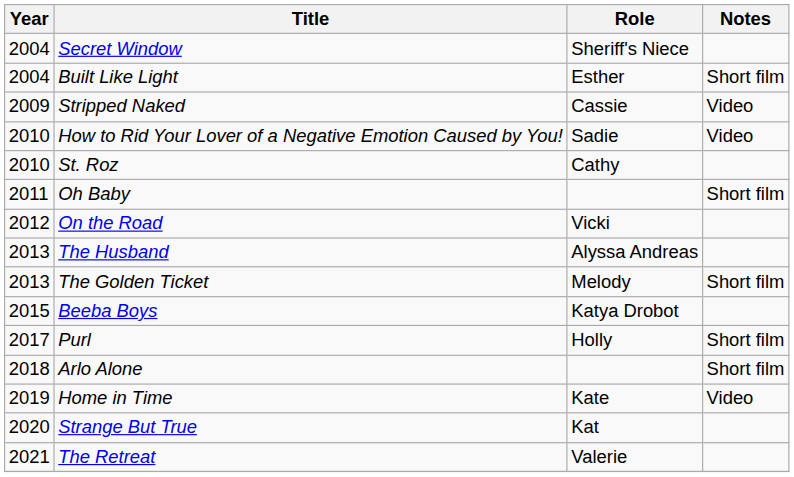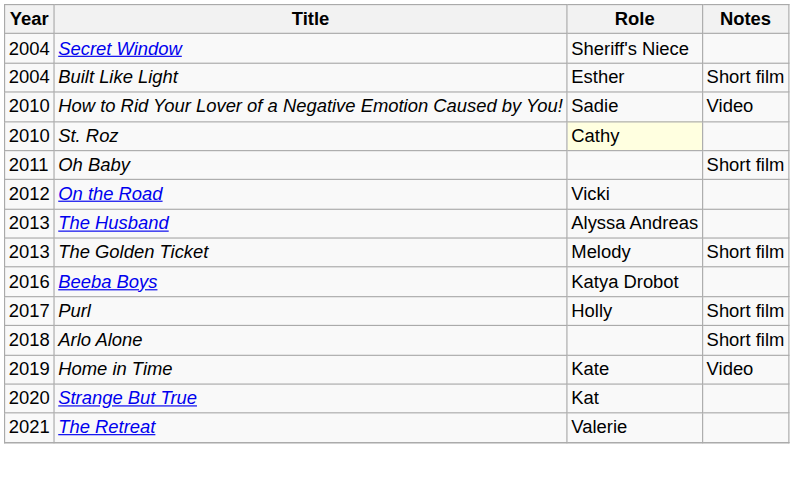- row: (122, 106)
(595, 164) no background -> (595, 135) lightyellow background
(29, 310) 2015 -> (29, 281) 2016
